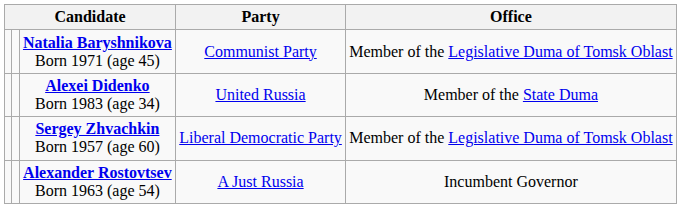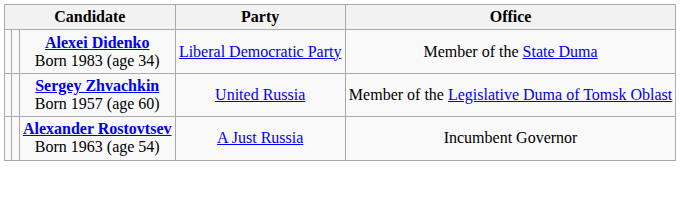- row: (97, 51)
(261, 94) United Russia -> (260, 51) Liberal Democratic Party
(261, 138) Liberal Democratic Party -> (260, 94) United Russia
